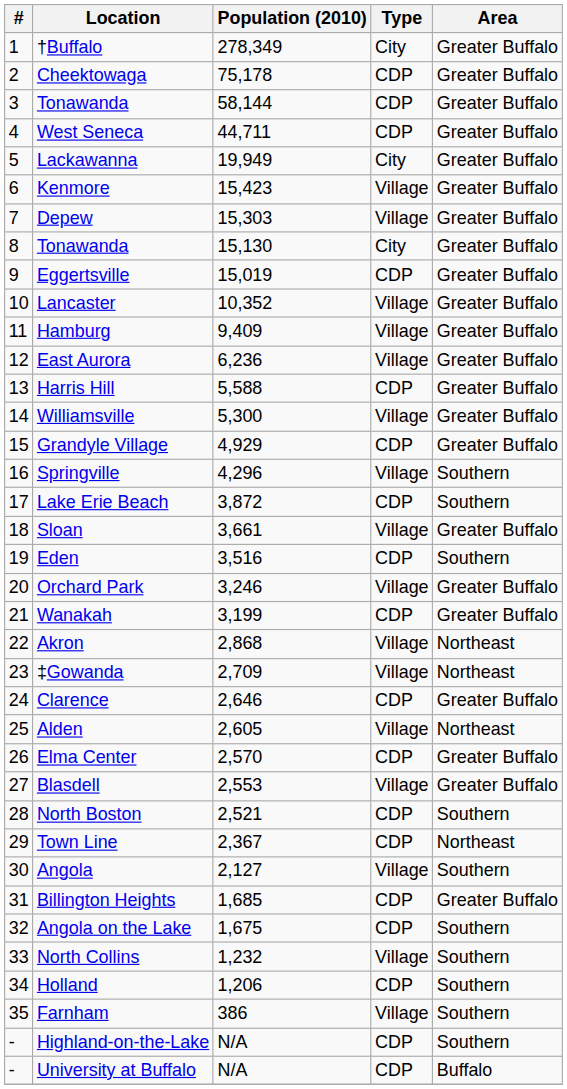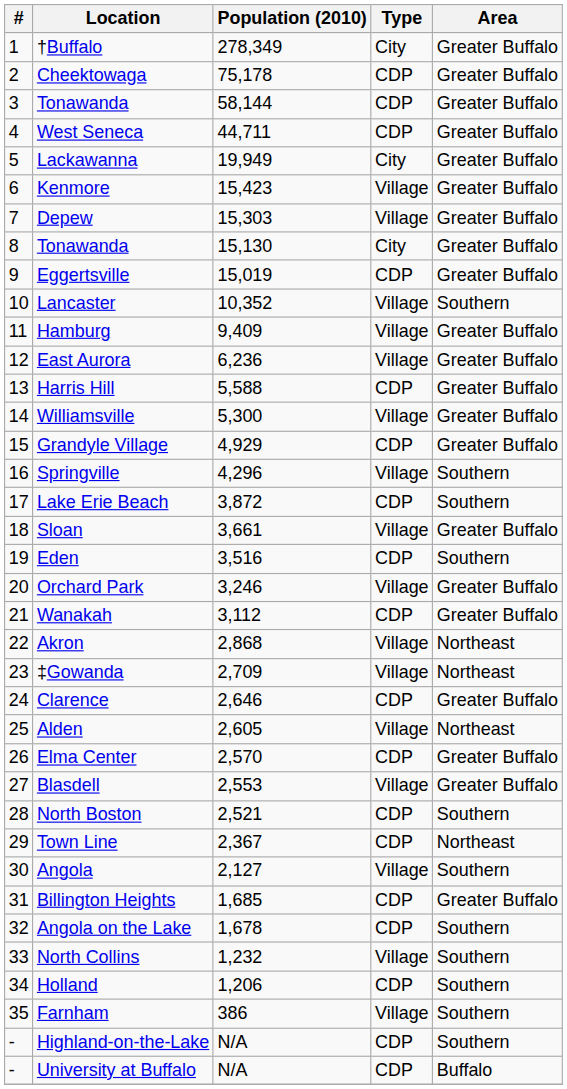(497, 302) Greater Buffalo -> (473, 302) Southern
(240, 615) 3,199 -> (239, 615) 3,112
(240, 928) 1,675 -> (240, 928) 1,678
